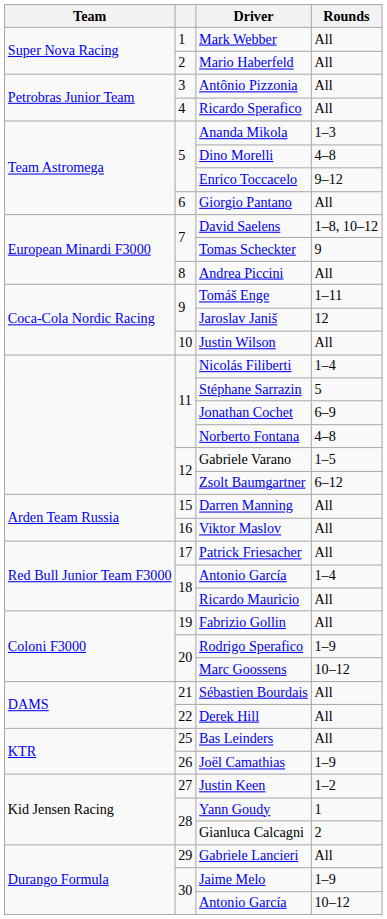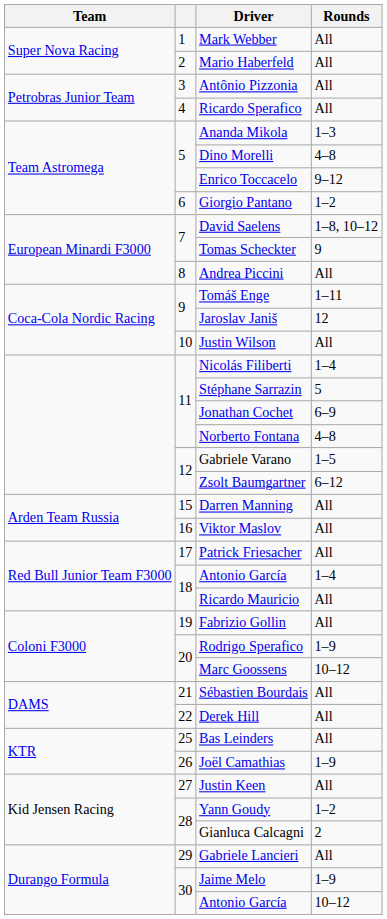(324, 202) All -> (325, 202) 1–2
(325, 785) 1–2 -> (324, 785) All
(318, 809) 1 -> (325, 809) 1–2
